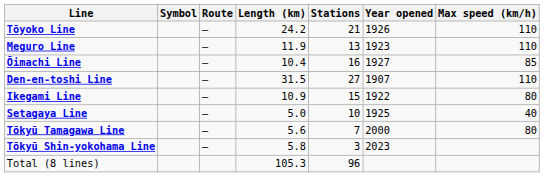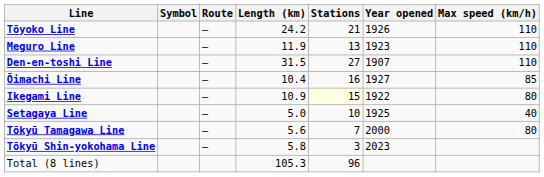rows swapped: (59, 80) <-> (44, 63)
(354, 96) no background -> (354, 96) lightyellow background
